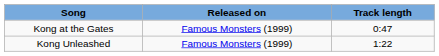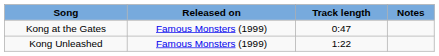+ column: (411, 12)
